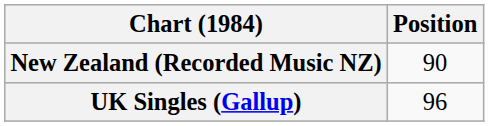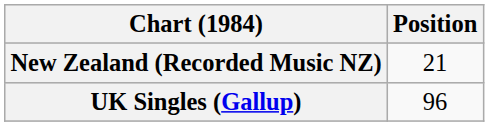(435, 62) 90 -> (435, 62) 21
